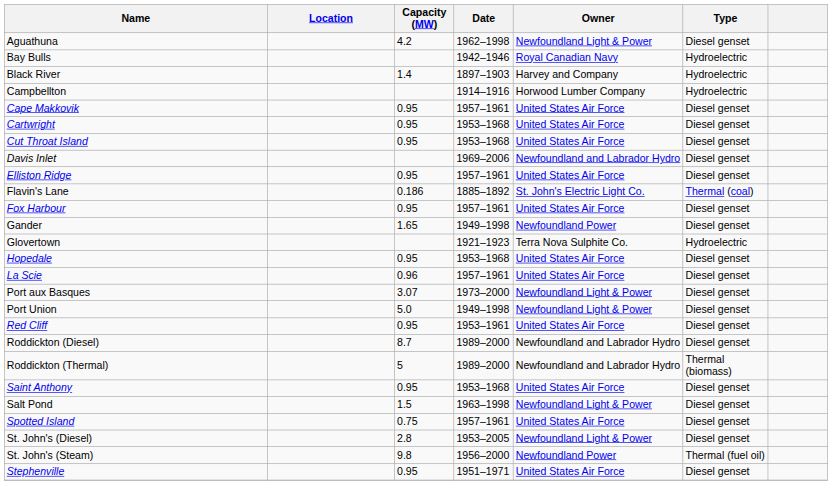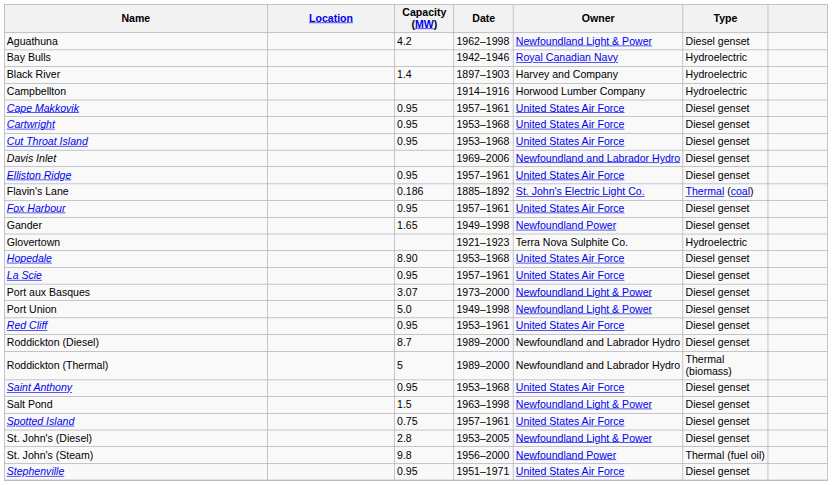(407, 259) 0.95 -> (407, 259) 8.90
(407, 275) 0.96 -> (407, 275) 0.95
